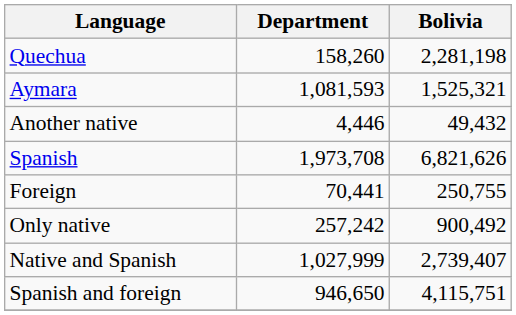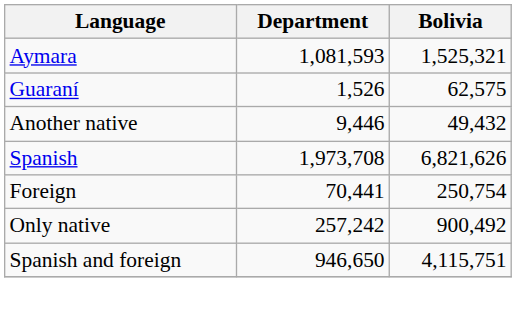- row: (48, 55)
+ row: (44, 89)
(360, 123) 4,446 -> (360, 123) 9,446
(472, 191) 250,755 -> (472, 191) 250,754
- row: (93, 259)
